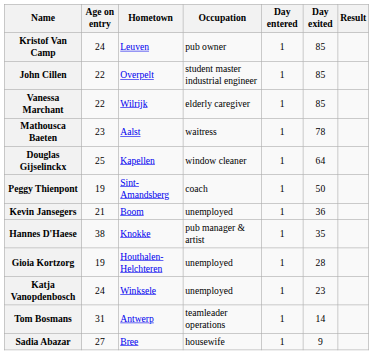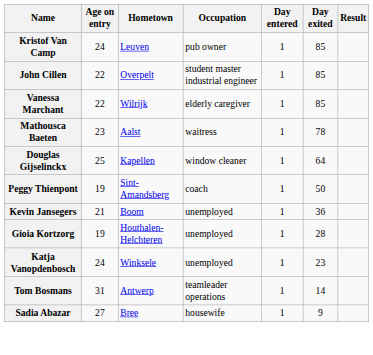- row: (43, 234)
